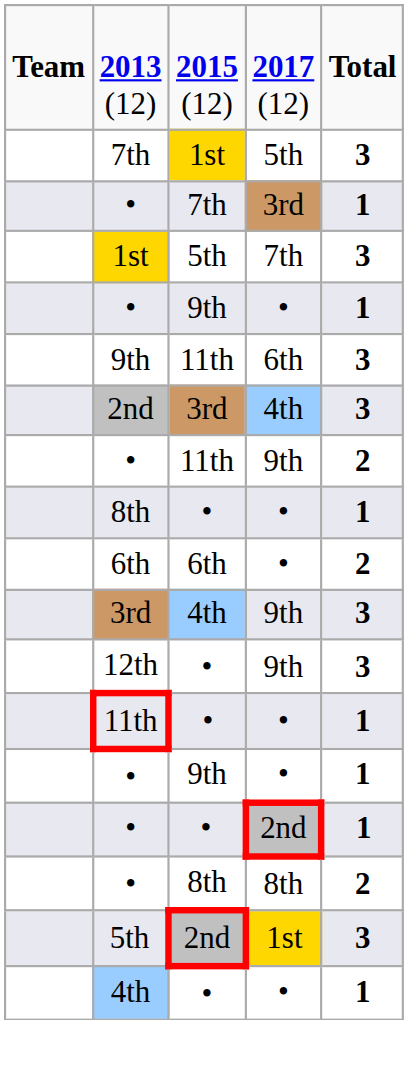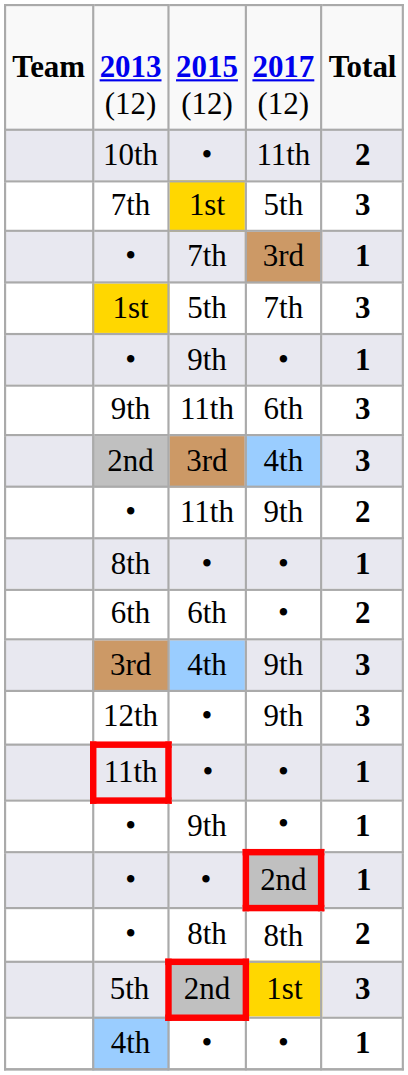+ row: (131, 154)
